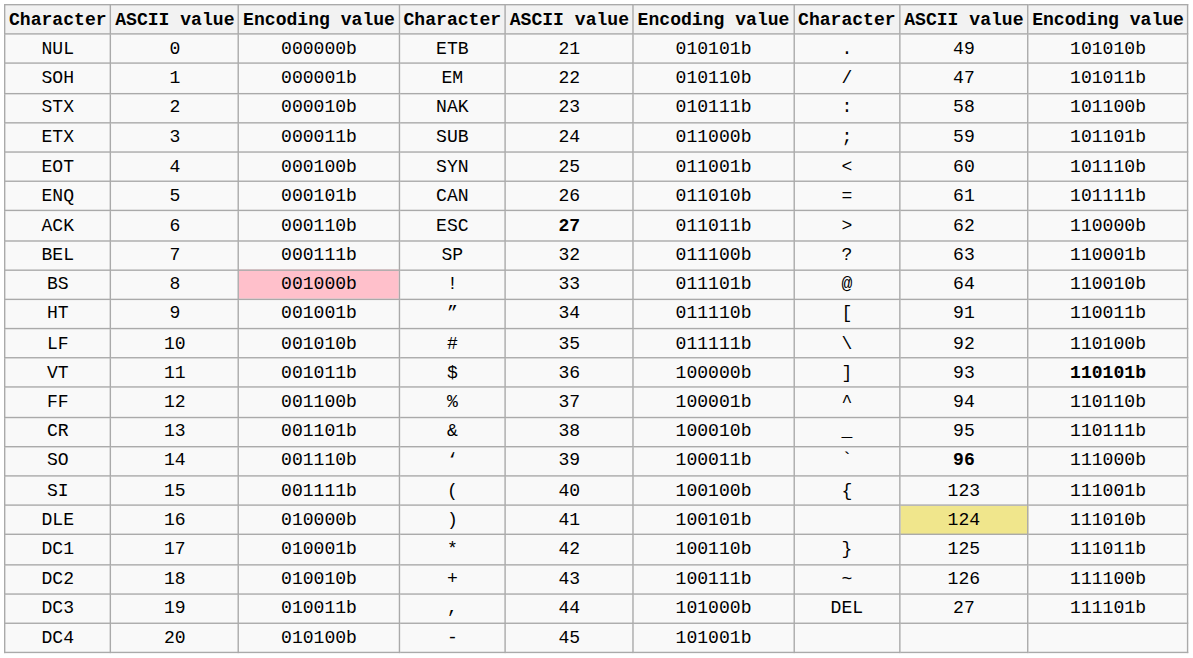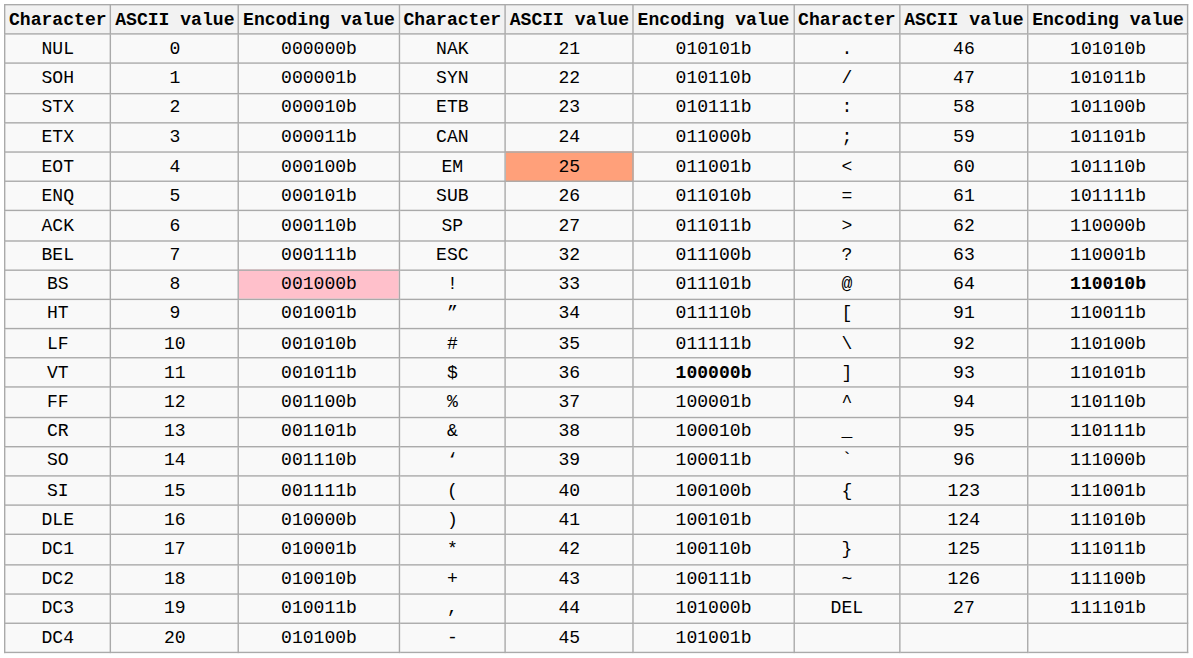(452, 49) ETB -> (452, 49) NAK
(964, 49) 49 -> (964, 49) 46
(452, 78) EM -> (452, 78) SYN
(452, 108) NAK -> (452, 108) ETB
(452, 137) SUB -> (452, 137) CAN
(452, 167) SYN -> (452, 167) EM
(569, 167) no background -> (569, 167) lightsalmon background
(452, 196) CAN -> (452, 196) SUB
(452, 226) ESC -> (452, 226) SP
(569, 226) bold -> (569, 226) normal
(452, 255) SP -> (452, 255) ESC
(1108, 284) normal -> (1108, 284) bold
(714, 373) normal -> (714, 373) bold
(1108, 373) bold -> (1108, 373) normal
(964, 461) bold -> (964, 461) normal
(964, 520) khaki background -> (964, 520) no background
